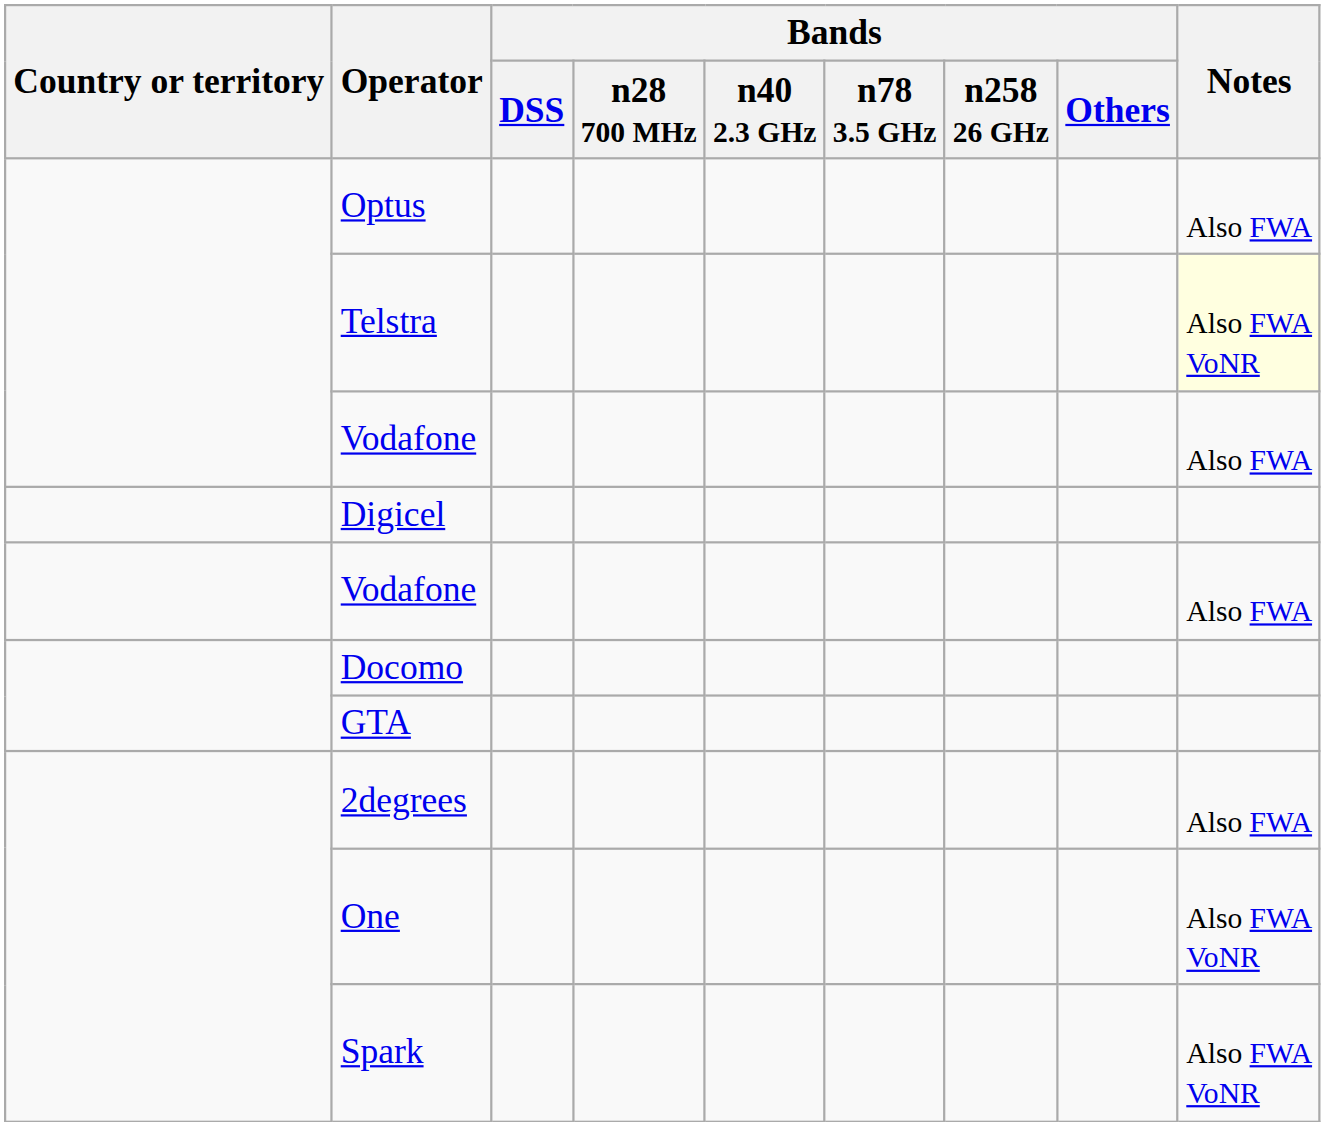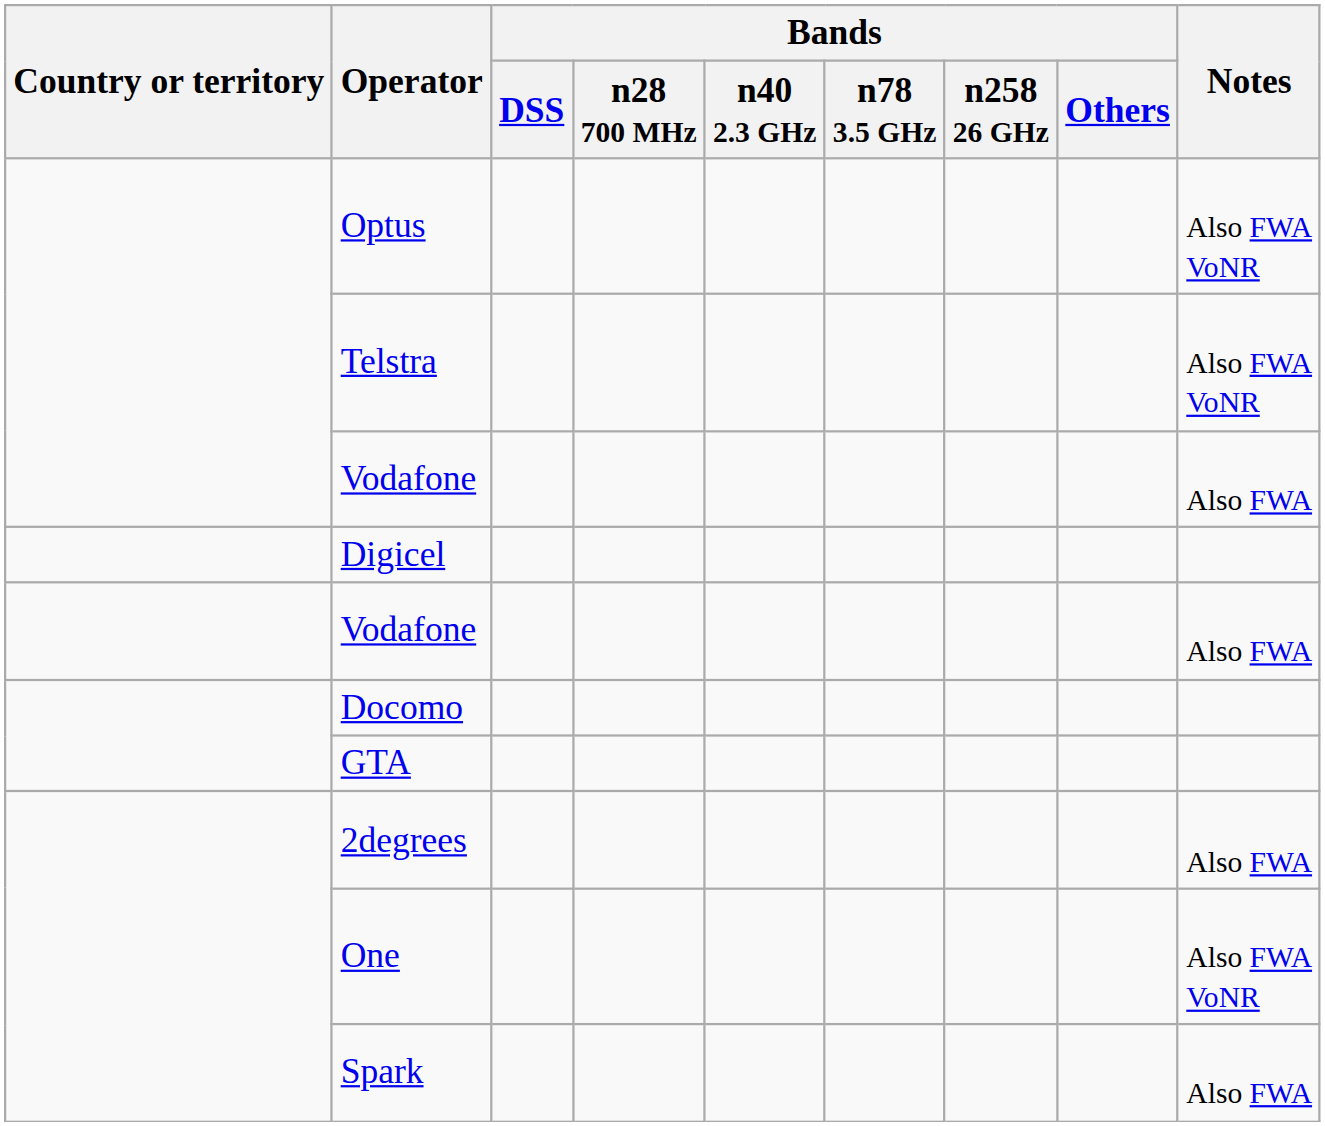(1249, 227) Also FWA -> (1249, 247) Also FWA VoNR
(1249, 343) lightyellow background -> (1249, 383) no background
(1249, 1074) Also FWA VoNR -> (1249, 1094) Also FWA
